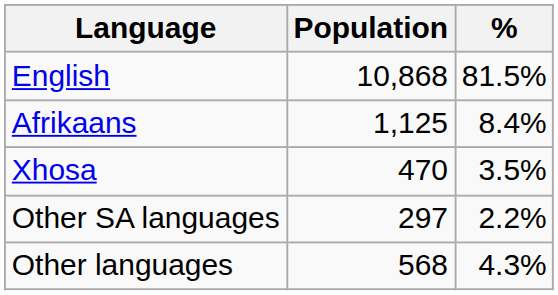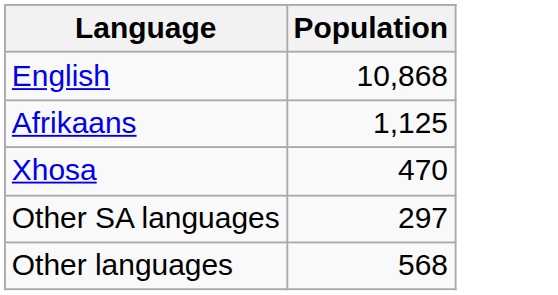- column: (504, 28)
